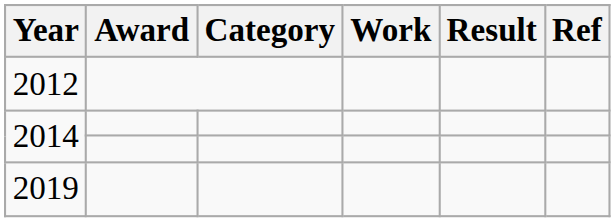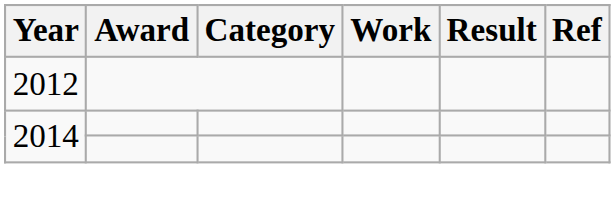- row: (46, 188)
